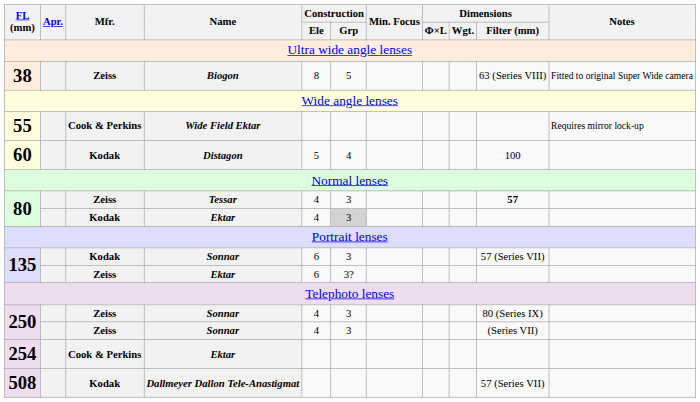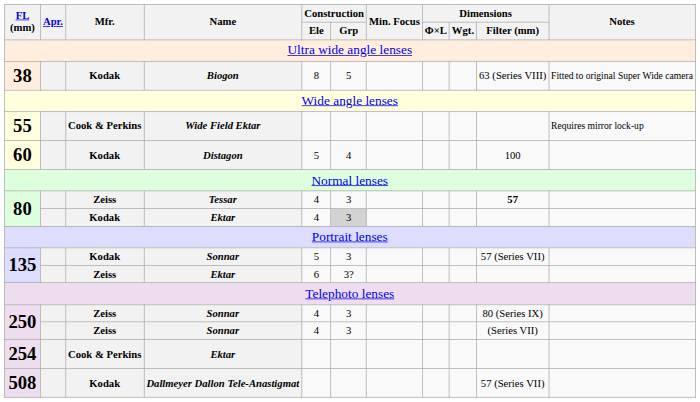(105, 76) Zeiss -> (105, 76) Kodak
(316, 257) 6 -> (316, 257) 5
